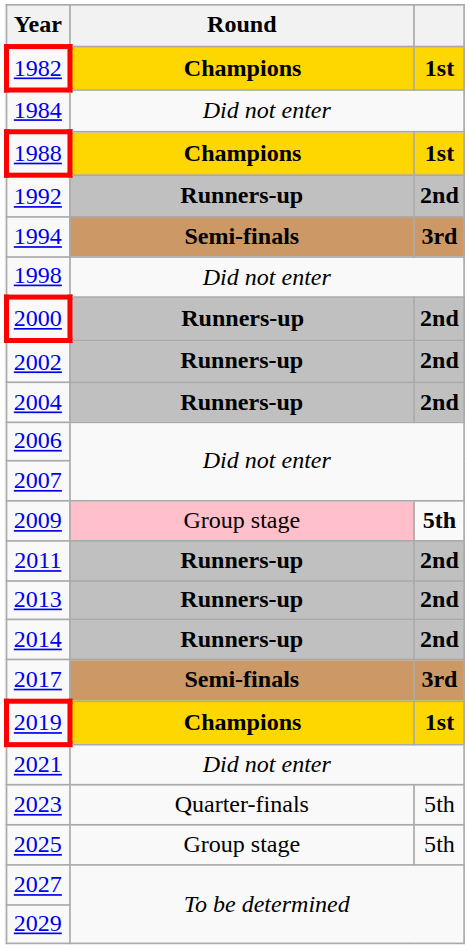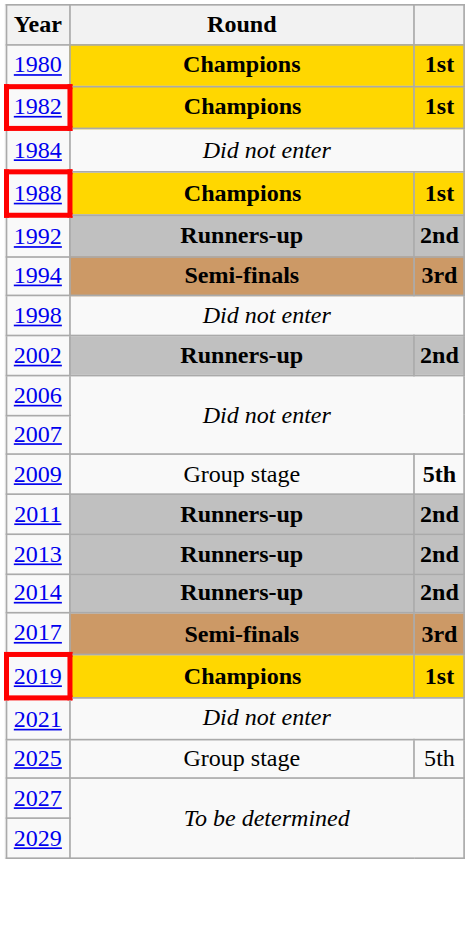+ row: (38, 64)
- row: (38, 319)
- row: (38, 401)
(242, 520) pink background -> (242, 474) no background
- row: (38, 805)
